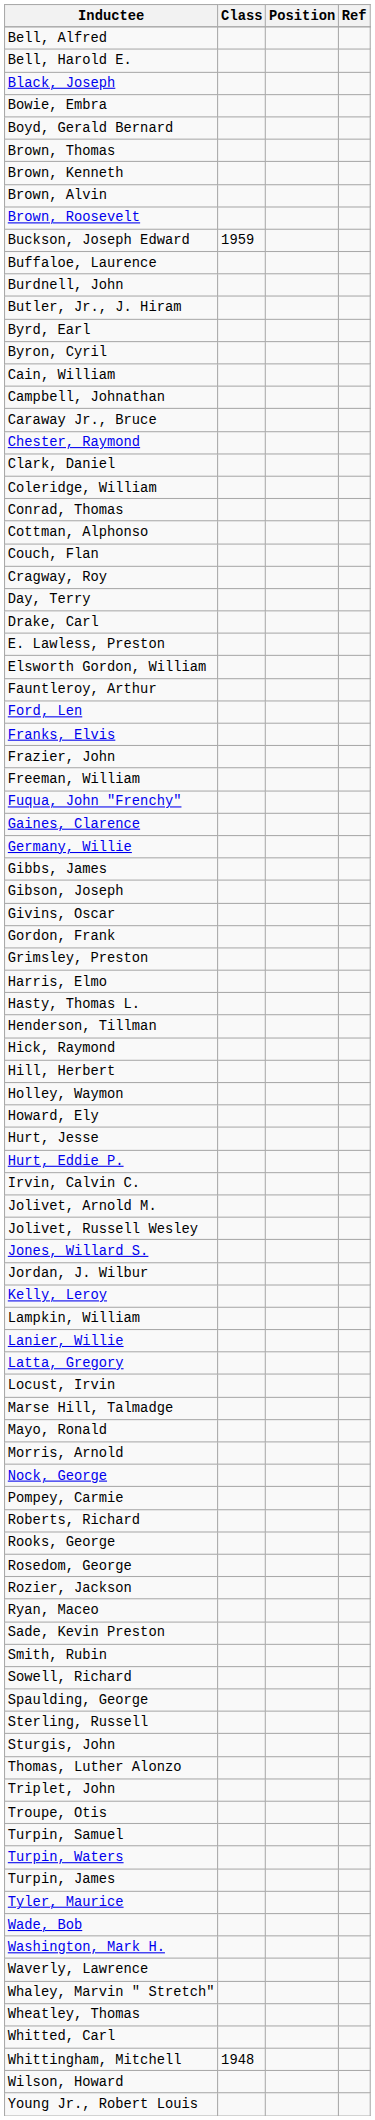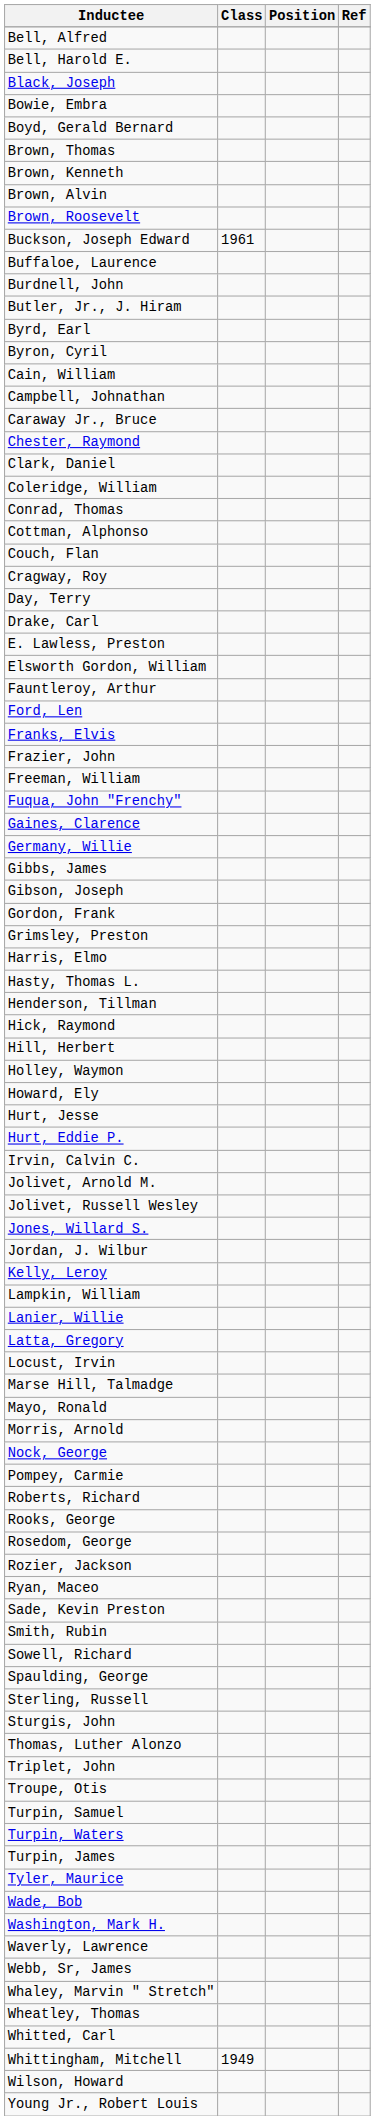(238, 240) 1959 -> (238, 240) 1961
- row: (62, 914)
+ row: (70, 1970)
(238, 2060) 1948 -> (238, 2060) 1949
